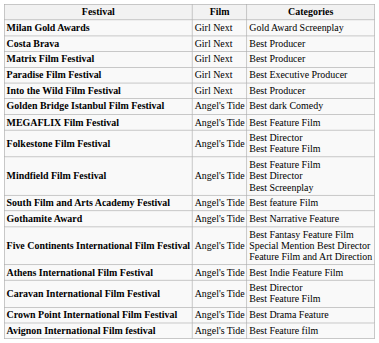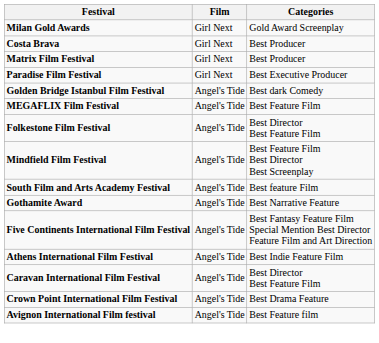- row: (64, 91)
